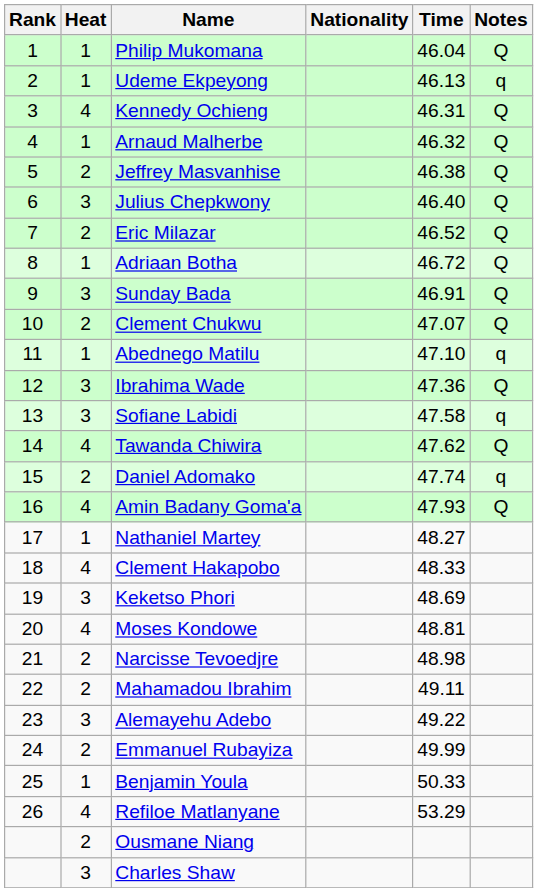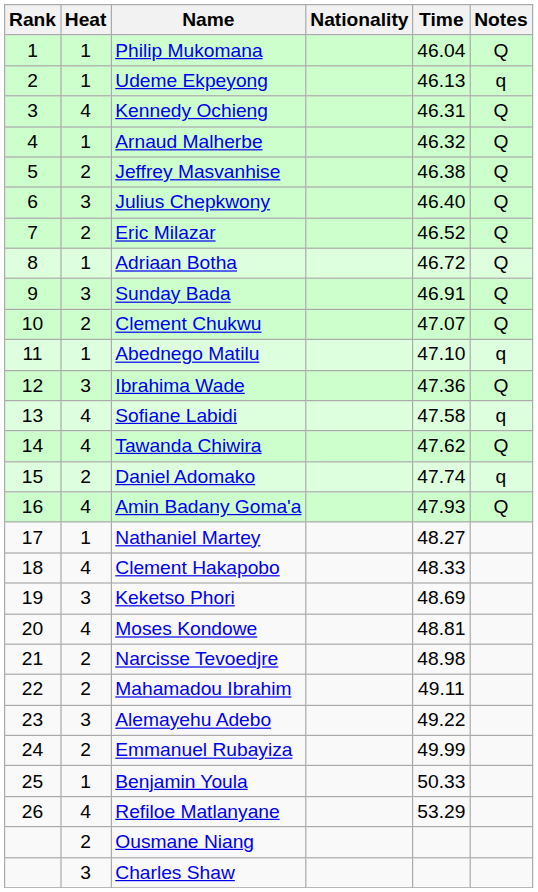(86, 415) 3 -> (86, 415) 4
